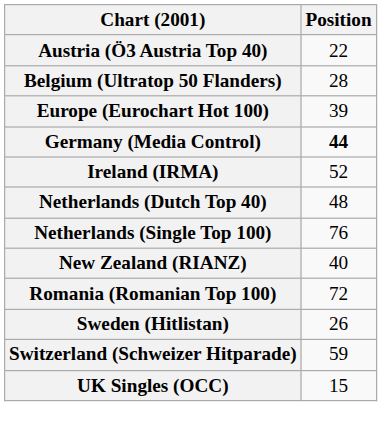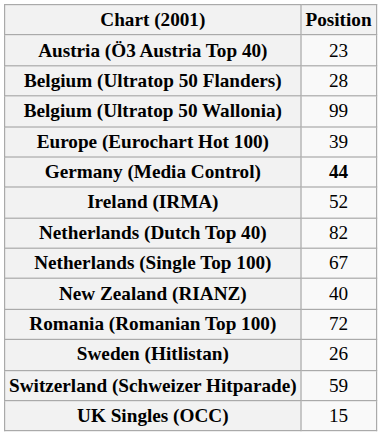(339, 50) 22 -> (339, 50) 23
+ row: (153, 111)
(339, 202) 48 -> (339, 232) 82
(339, 232) 76 -> (339, 263) 67
